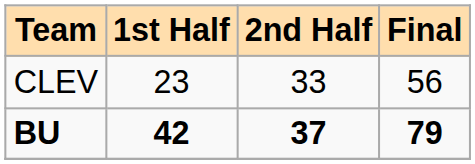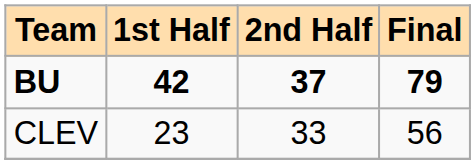rows swapped: (56, 81) <-> (37, 132)
